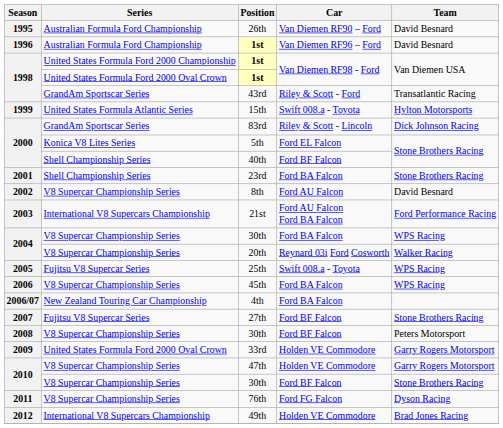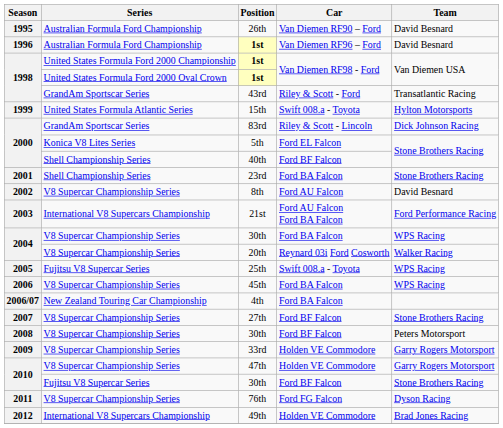(97, 317) Fujitsu V8 Supercar Series -> (112, 317) V8 Supercar Championship Series
(135, 350) United States Formula Ford 2000 Oval Crown -> (112, 350) V8 Supercar Championship Series
(112, 382) V8 Supercar Championship Series -> (97, 382) Fujitsu V8 Supercar Series
